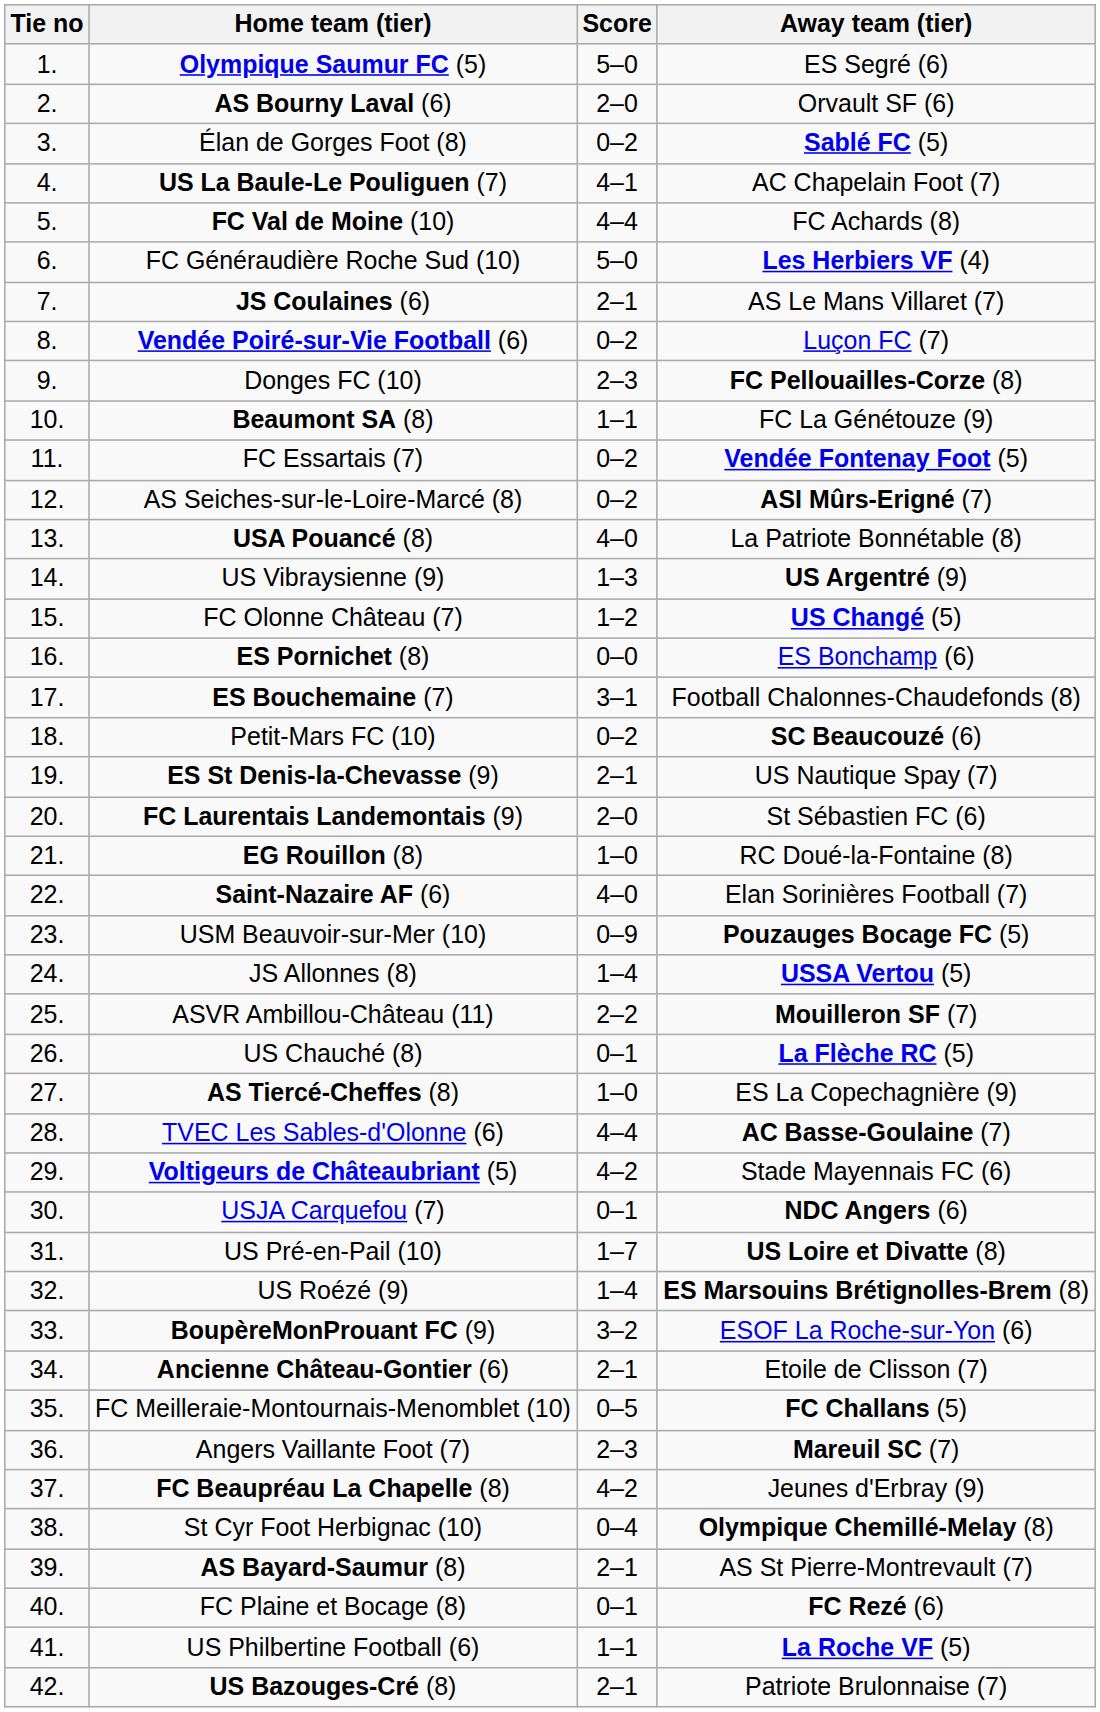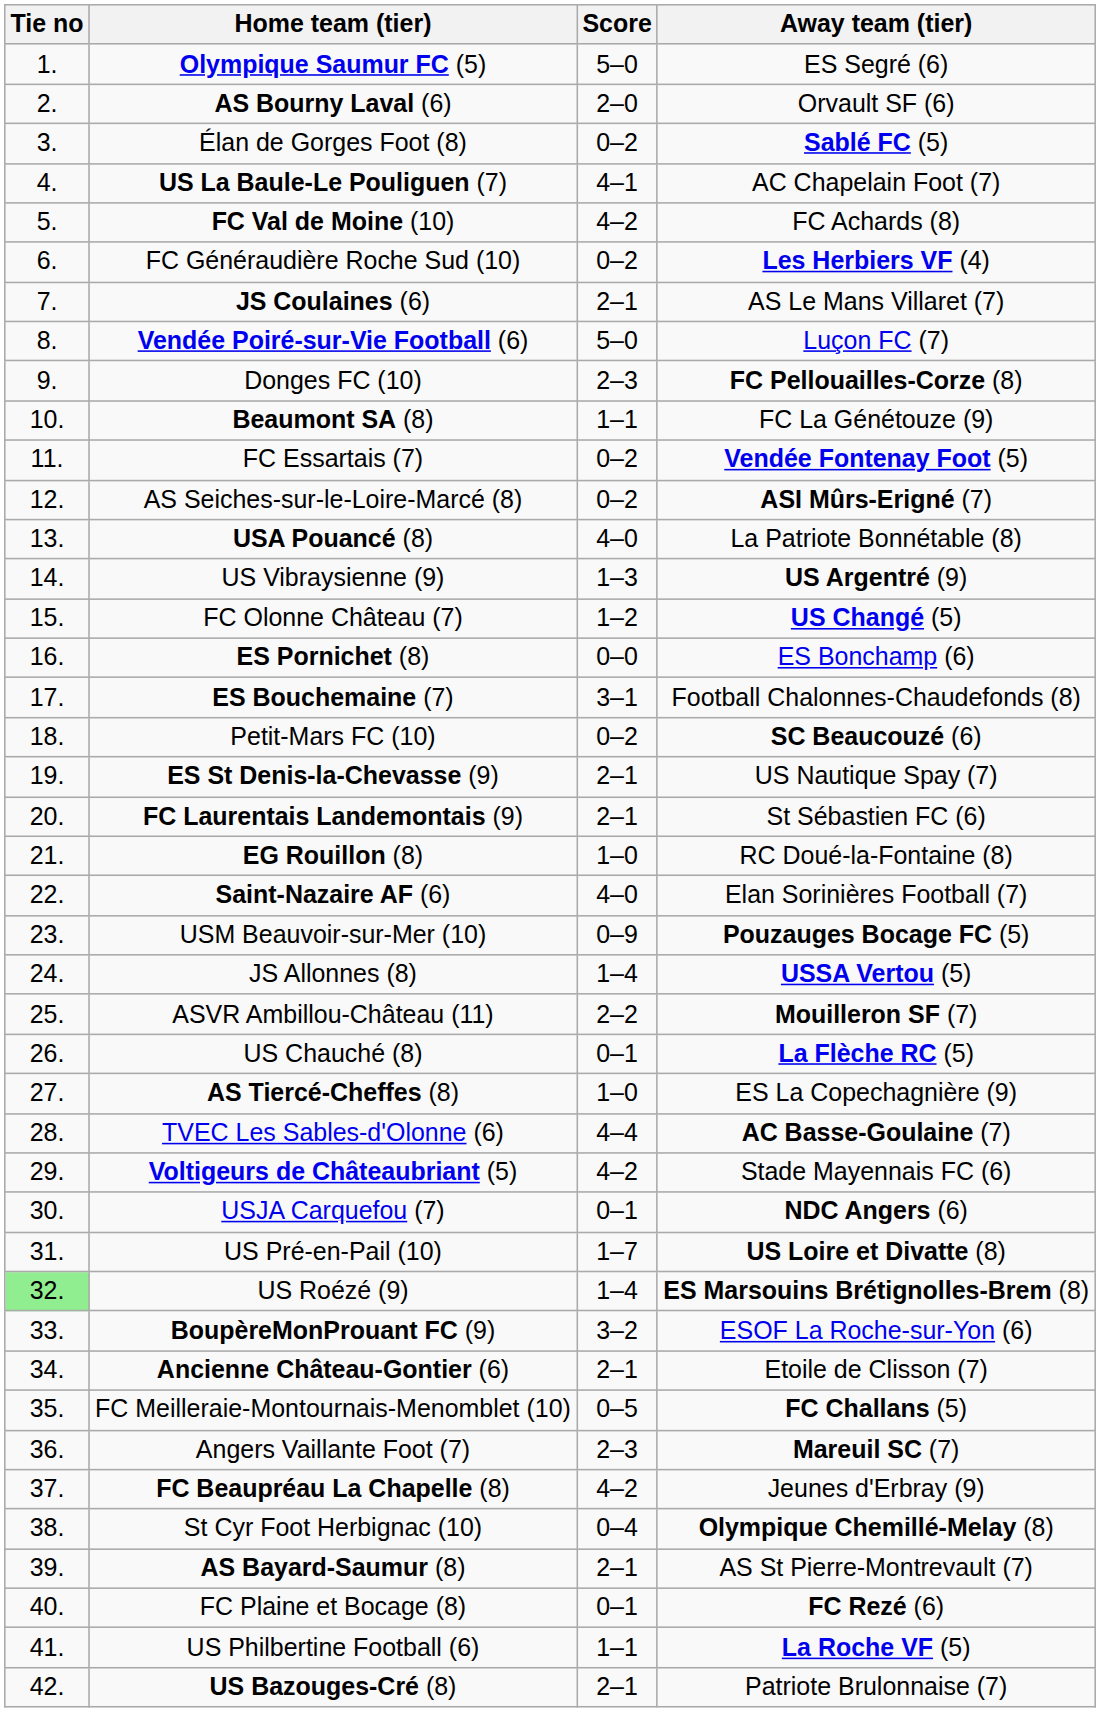(617, 222) 4–4 -> (617, 222) 4–2
(617, 261) 5–0 -> (617, 261) 0–2
(617, 340) 0–2 -> (617, 340) 5–0
(617, 815) 2–0 -> (617, 815) 2–1
(47, 1291) no background -> (47, 1291) lightgreen background
